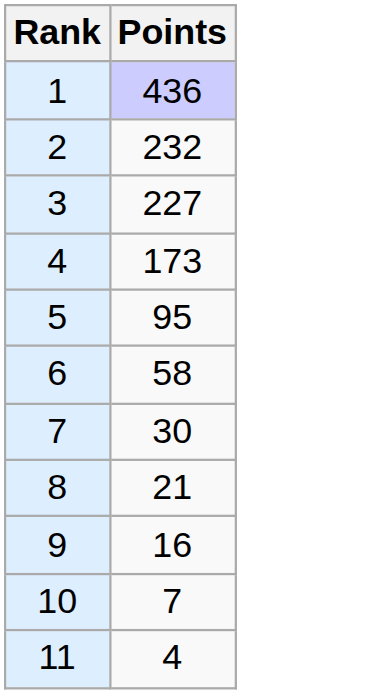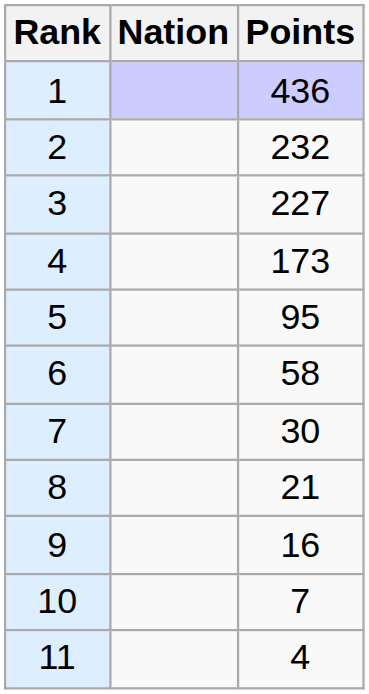+ column: (173, 32)
